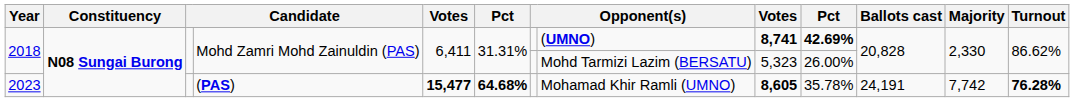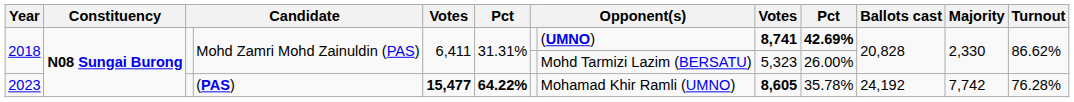(503, 85) 64.68% -> (503, 85) 64.22%
(882, 85) 24,191 -> (882, 85) 24,192
(1036, 85) bold -> (1036, 85) normal
